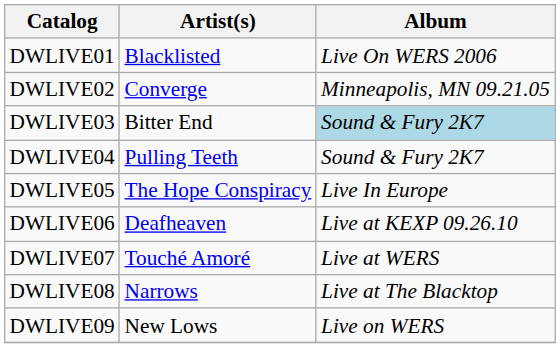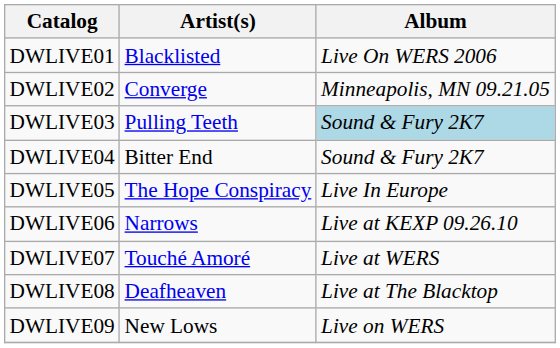(169, 122) Bitter End -> (181, 122) Pulling Teeth
(181, 156) Pulling Teeth -> (169, 156) Bitter End
(175, 223) Deafheaven -> (161, 223) Narrows
(161, 291) Narrows -> (175, 291) Deafheaven
